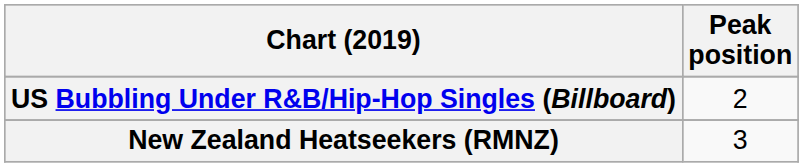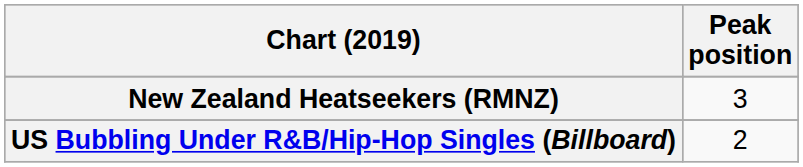rows swapped: (343, 140) <-> (344, 98)
